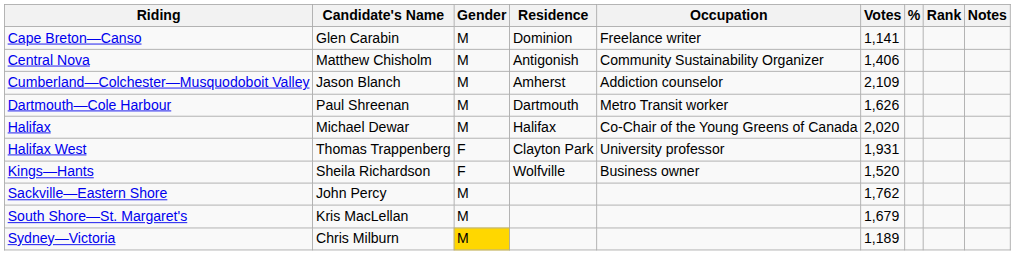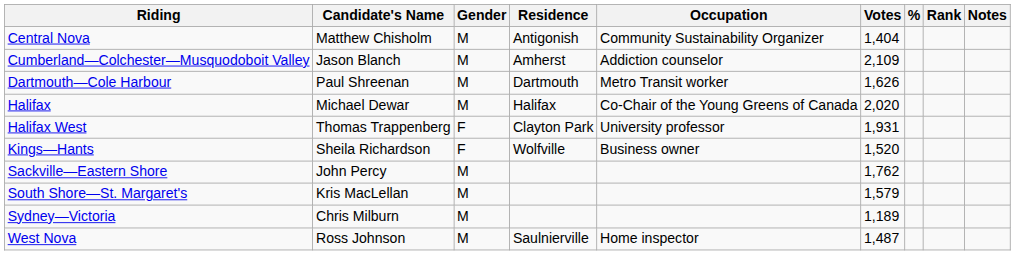- row: (75, 37)
(882, 60) 1,406 -> (882, 37) 1,404
(882, 216) 1,679 -> (882, 194) 1,579
(463, 238) gold background -> (463, 216) no background
+ row: (42, 238)
